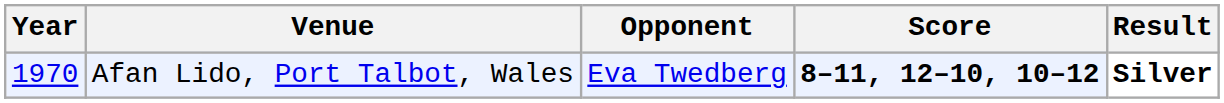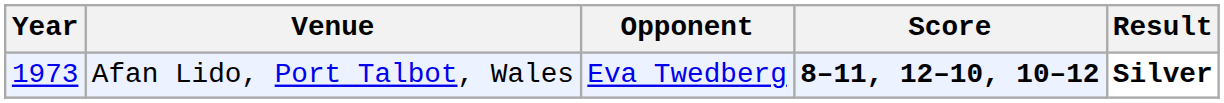(45, 75) 1970 -> (45, 75) 1973
